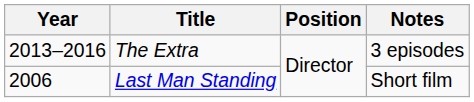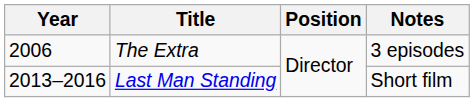(58, 50) 2013–2016 -> (31, 50) 2006
(31, 81) 2006 -> (58, 81) 2013–2016
